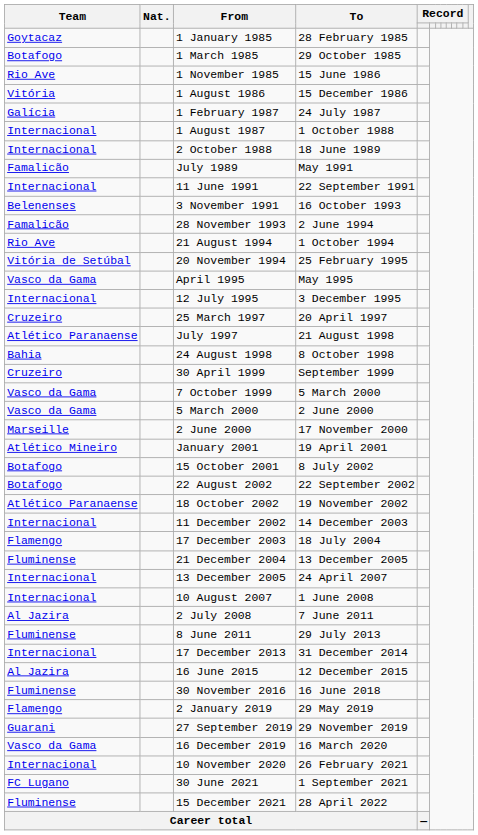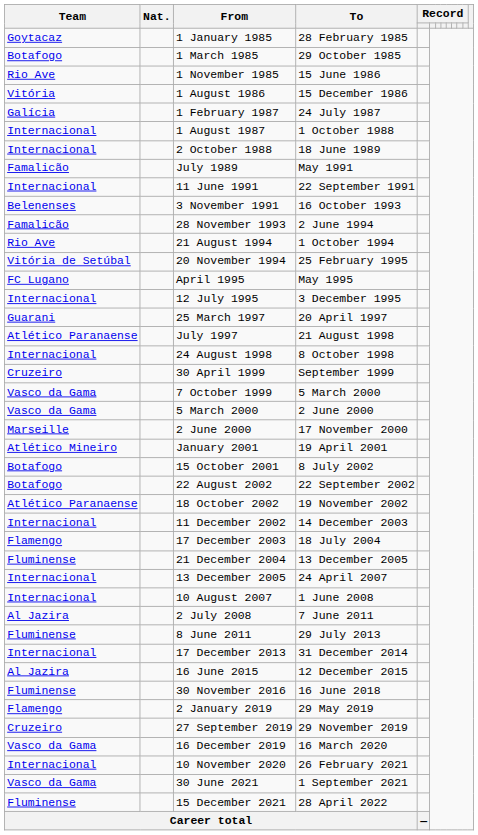(52, 280) Vasco da Gama -> (38, 280) FC Lugano
(35, 318) Cruzeiro -> (31, 318) Guarani
(24, 355) Bahia -> (52, 355) Internacional
(31, 728) Guarani -> (35, 728) Cruzeiro
(38, 784) FC Lugano -> (52, 784) Vasco da Gama
